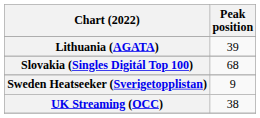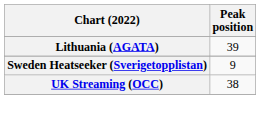- row: (107, 65)
